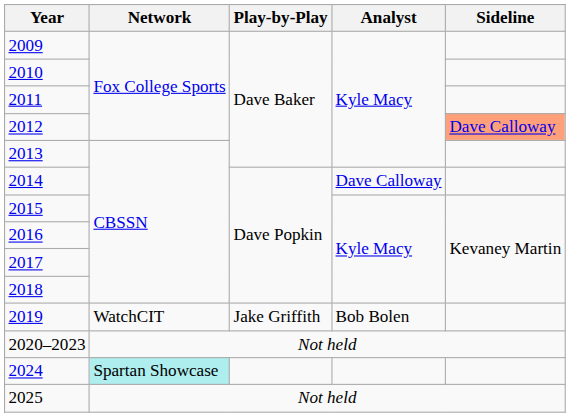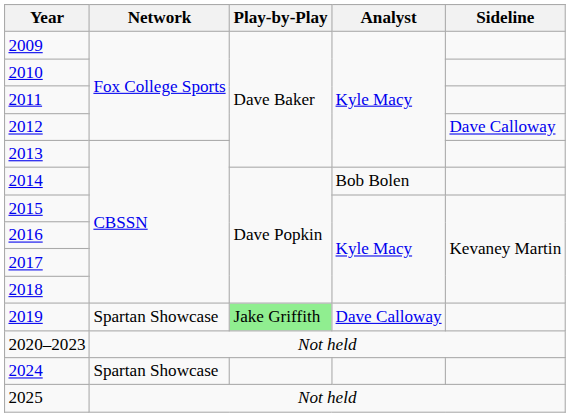(502, 126) lightsalmon background -> (502, 126) no background
(389, 180) Dave Calloway -> (372, 180) Bob Bolen
(129, 316) WatchCIT -> (156, 316) Spartan Showcase
(277, 316) no background -> (277, 316) lightgreen background
(372, 316) Bob Bolen -> (389, 316) Dave Calloway
(156, 371) paleturquoise background -> (156, 371) no background
